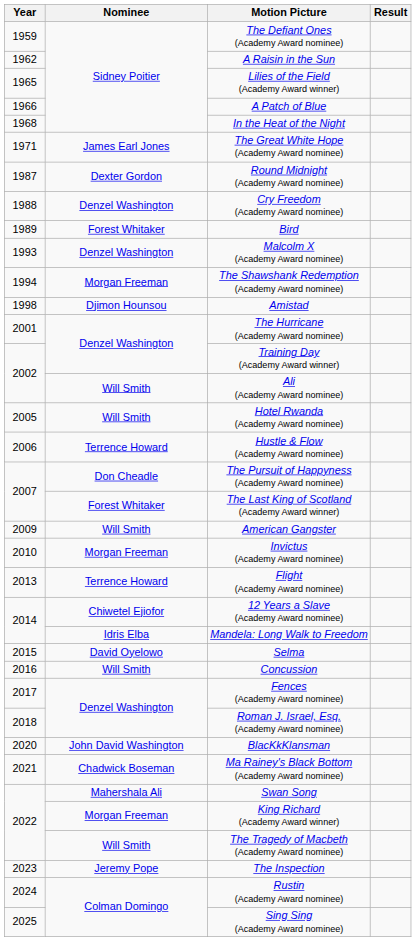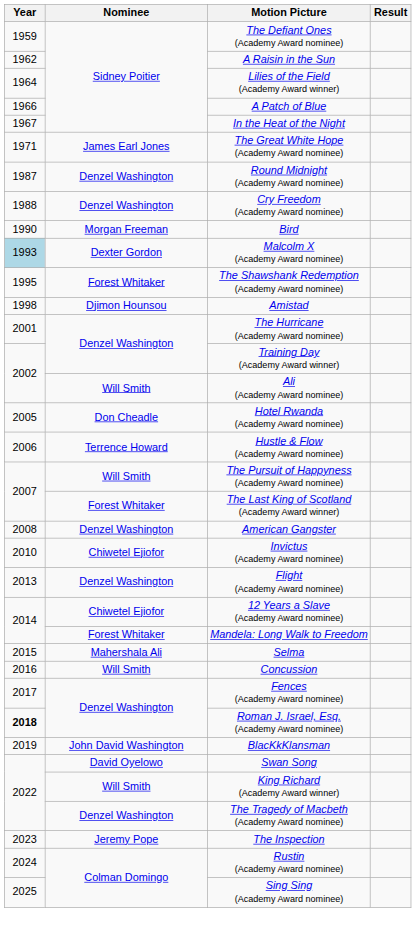(25, 83) 1965 -> (25, 83) 1964
(25, 123) 1968 -> (25, 123) 1967
(126, 176) Dexter Gordon -> (126, 176) Denzel Washington
(25, 229) 1989 -> (25, 229) 1990
(126, 229) Forest Whitaker -> (126, 229) Morgan Freeman
(25, 252) no background -> (25, 252) lightblue background
(126, 252) Denzel Washington -> (126, 252) Dexter Gordon
(25, 282) 1994 -> (25, 282) 1995
(126, 282) Morgan Freeman -> (126, 282) Forest Whitaker
(126, 417) Will Smith -> (126, 417) Don Cheadle
(126, 476) Don Cheadle -> (126, 476) Will Smith
(25, 529) 2009 -> (25, 529) 2008
(126, 529) Will Smith -> (126, 529) Denzel Washington
(126, 552) Morgan Freeman -> (126, 552) Chiwetel Ejiofor
(126, 582) Terrence Howard -> (126, 582) Denzel Washington
(126, 635) Idris Elba -> (126, 635) Forest Whitaker
(126, 652) David Oyelowo -> (126, 652) Mahershala Ali
(25, 722) normal -> (25, 722) bold
(25, 746) 2020 -> (25, 746) 2019
- row: (289, 769)
(126, 792) Mahershala Ali -> (126, 763) David Oyelowo
(126, 816) Morgan Freeman -> (126, 786) Will Smith
(126, 845) Will Smith -> (126, 816) Denzel Washington
